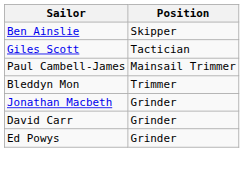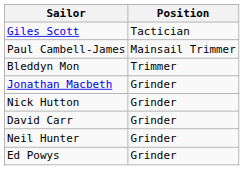- row: (43, 31)
+ row: (43, 102)
+ row: (43, 138)
